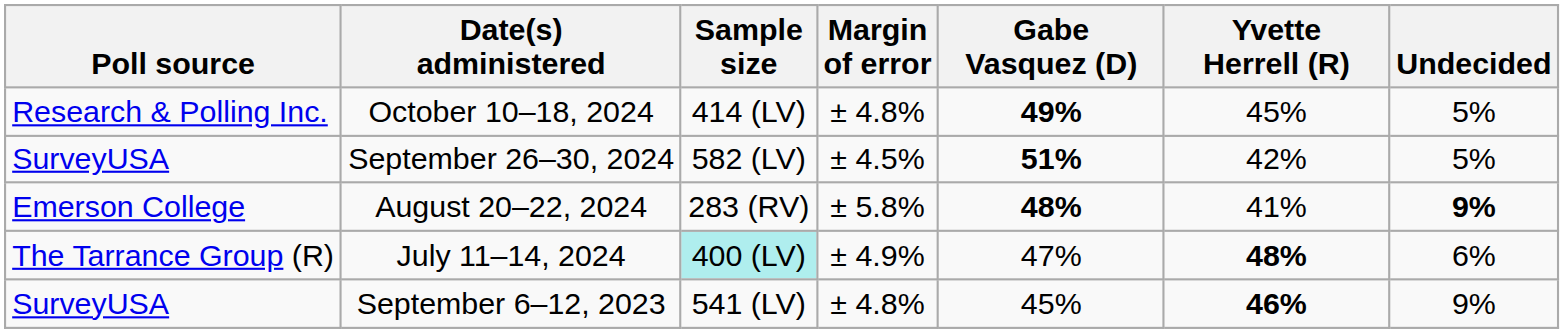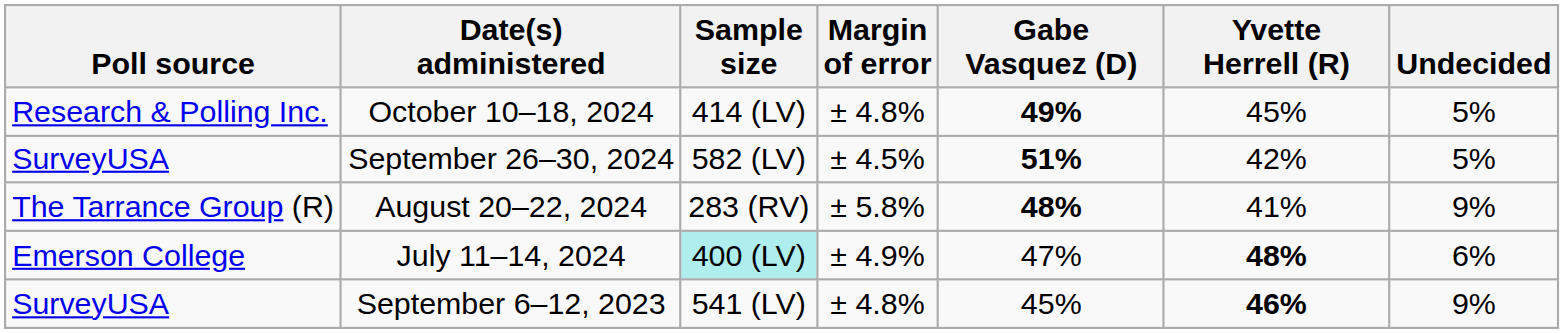(129, 207) Emerson College -> (173, 207) The Tarrance Group (R)
(1474, 207) bold -> (1474, 207) normal
(173, 255) The Tarrance Group (R) -> (129, 255) Emerson College
